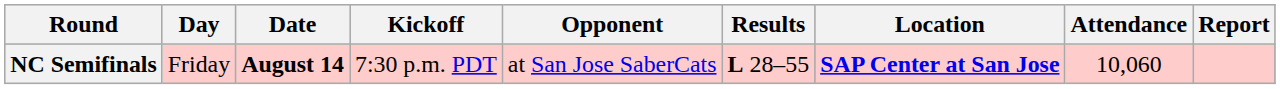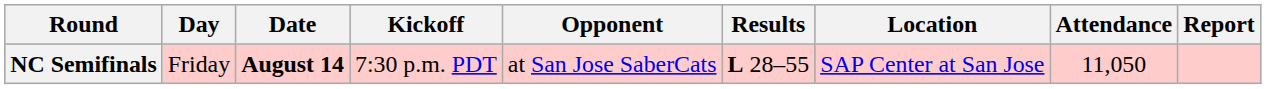(940, 63) bold -> (932, 63) normal
(1129, 63) 10,060 -> (1114, 63) 11,050
